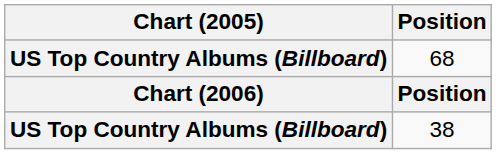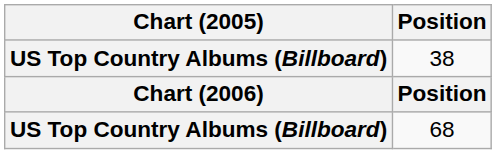rows swapped: (442, 129) <-> (442, 58)
